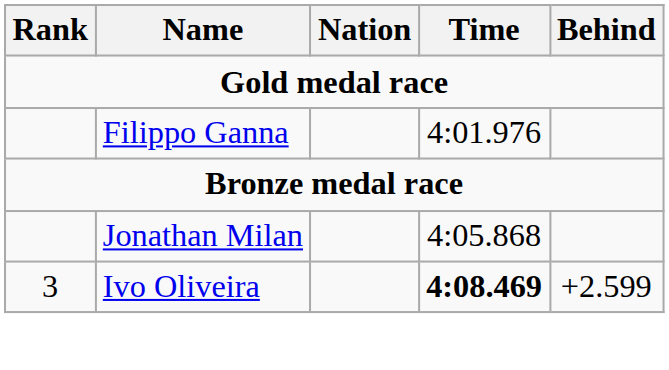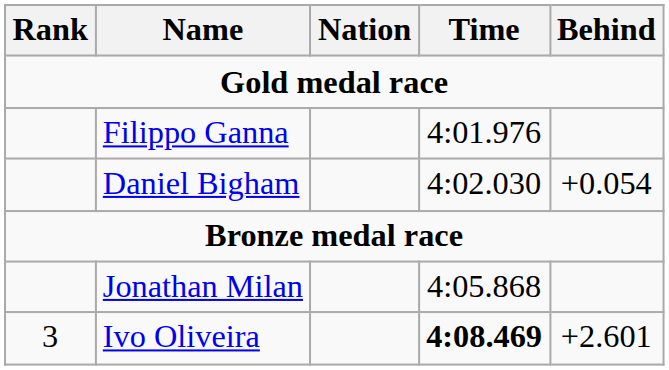+ row: (201, 183)
(606, 286) +2.599 -> (606, 337) +2.601
